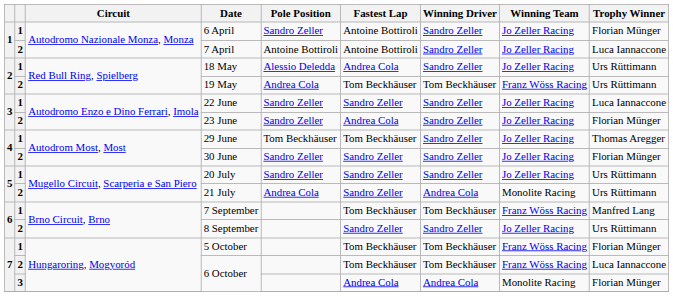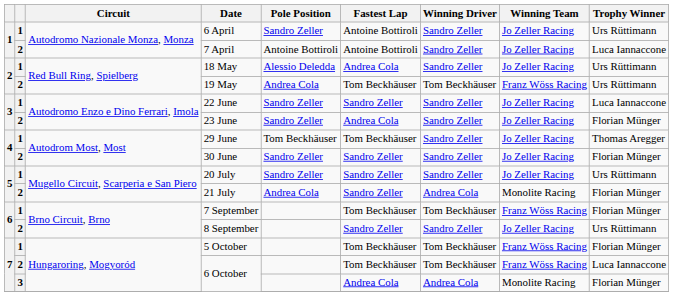(626, 31) Florian Münger -> (624, 31) Urs Rüttimann
(624, 192) Urs Rüttimann -> (626, 192) Florian Münger
(623, 210) Manfred Lang -> (626, 210) Florian Münger
